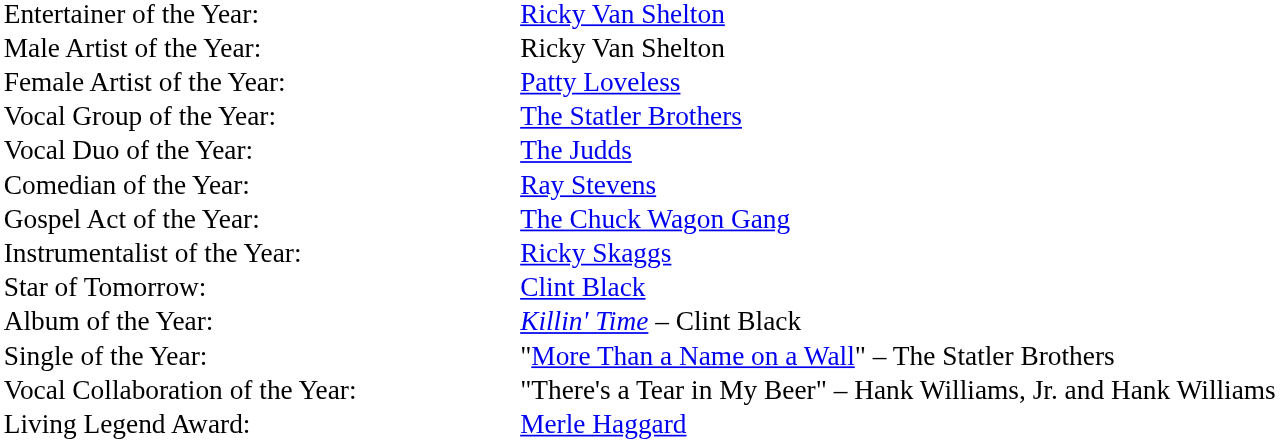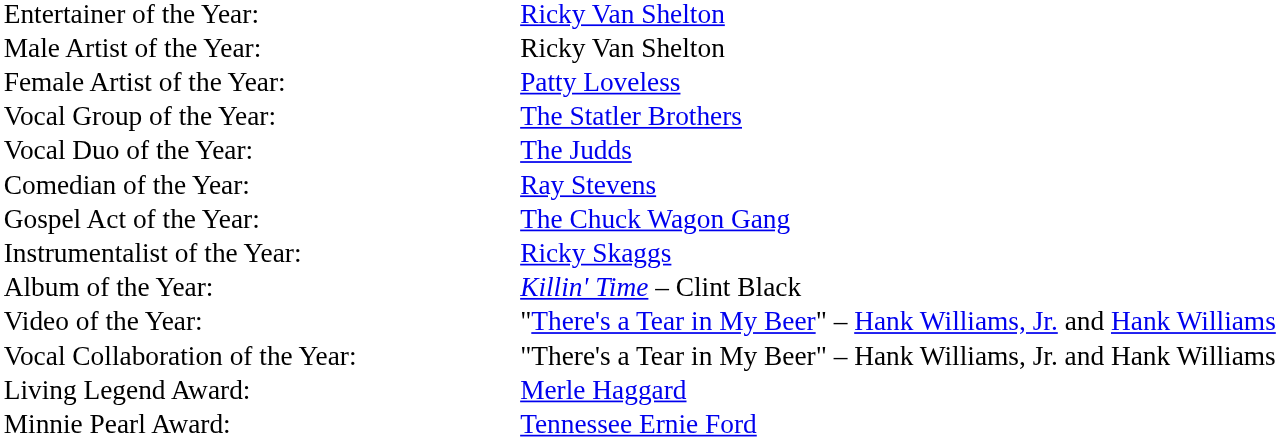- row: (105, 287)
- row: (106, 355)
+ row: (103, 321)
+ row: (117, 424)
